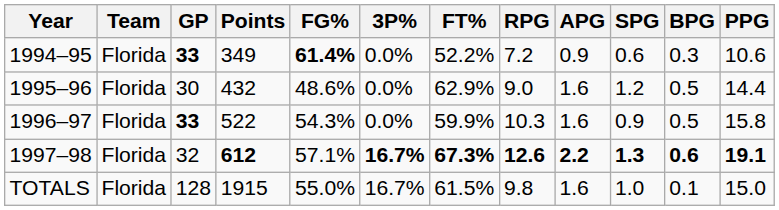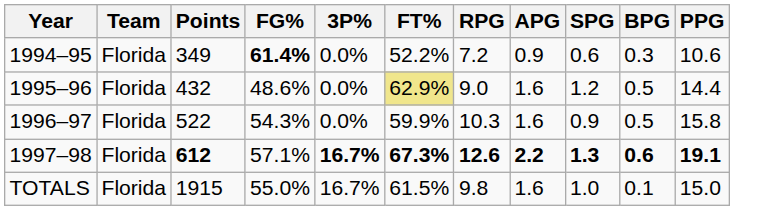- column: (193, 21)
(464, 88) no background -> (419, 88) khaki background
